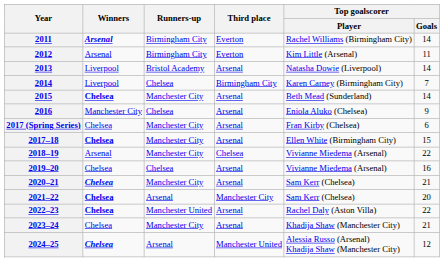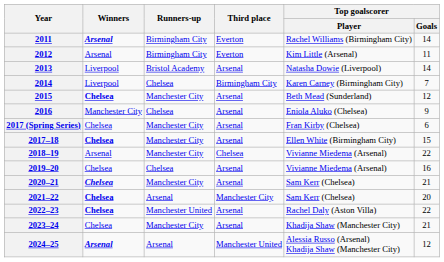(427, 97) 14 -> (427, 97) 12
(99, 245) Chelsea -> (99, 245) Arsenal
